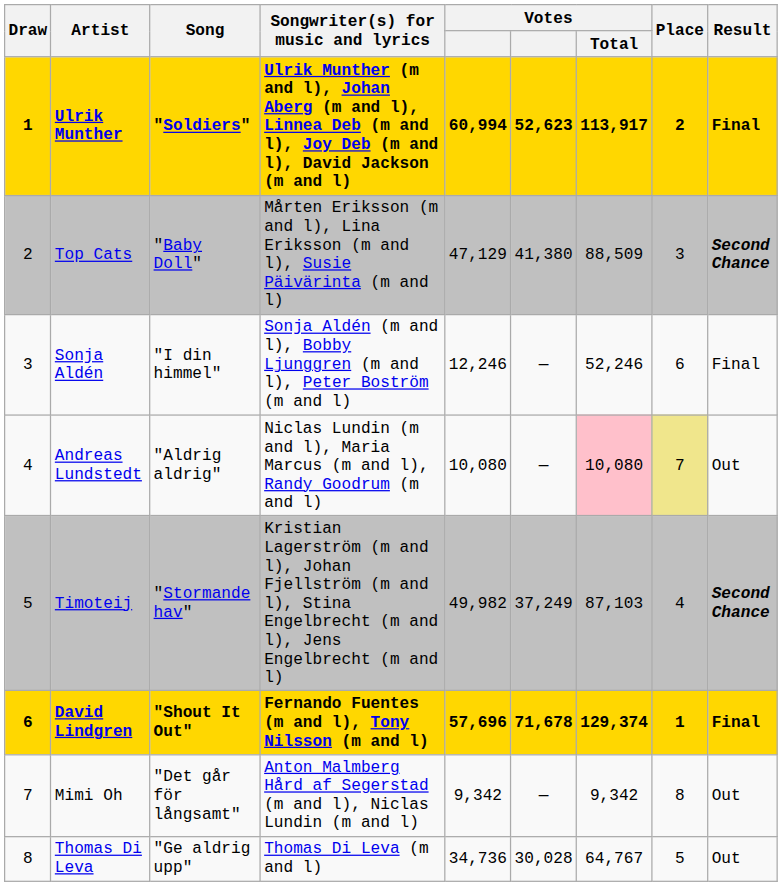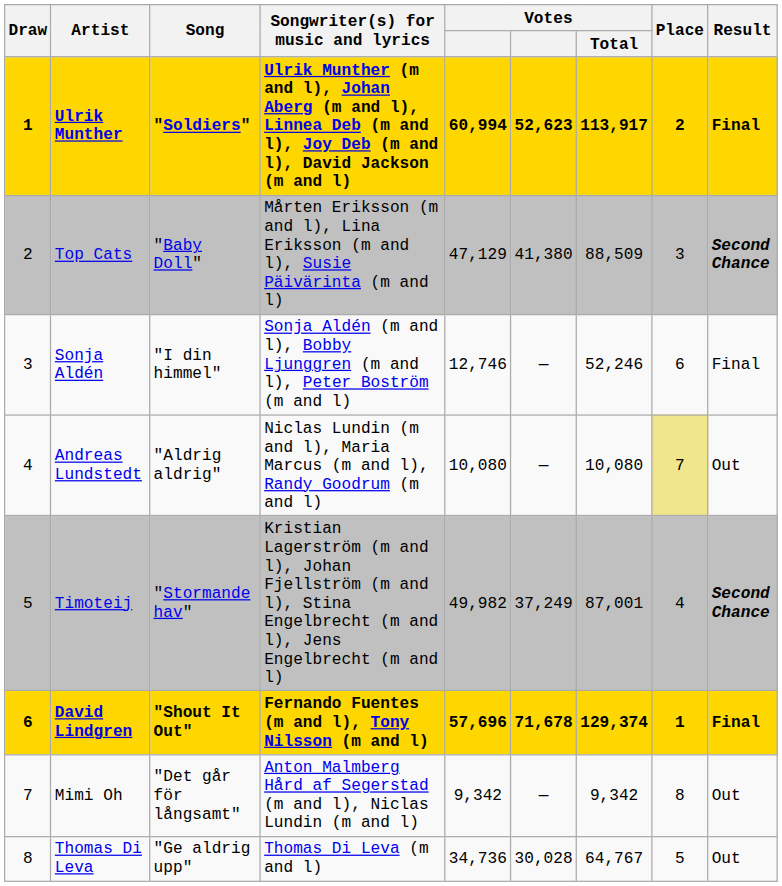(478, 365) 12,246 -> (478, 365) 12,746
(614, 465) pink background -> (614, 465) no background
(614, 603) 87,103 -> (614, 603) 87,001
